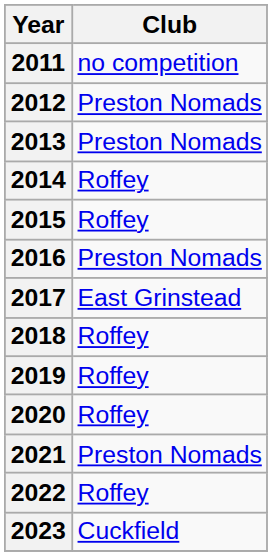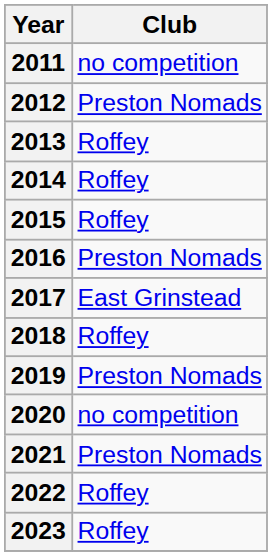(170, 141) Preston Nomads -> (113, 141) Roffey
(113, 375) Roffey -> (170, 375) Preston Nomads
(113, 414) Roffey -> (158, 414) no competition
(128, 531) Cuckfield -> (113, 531) Roffey
